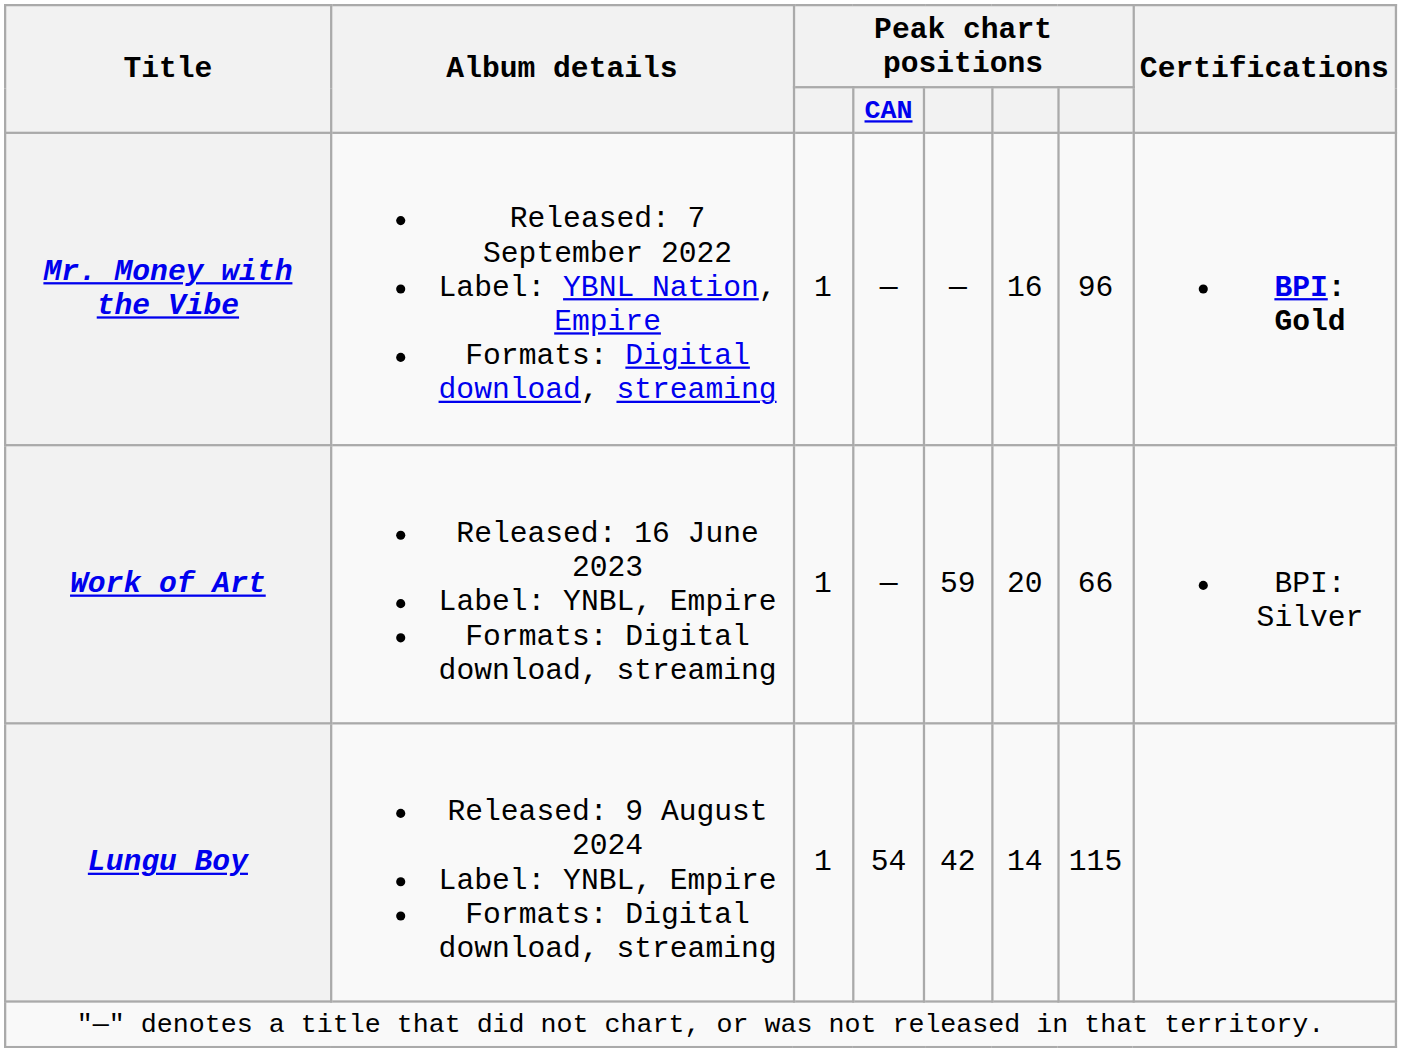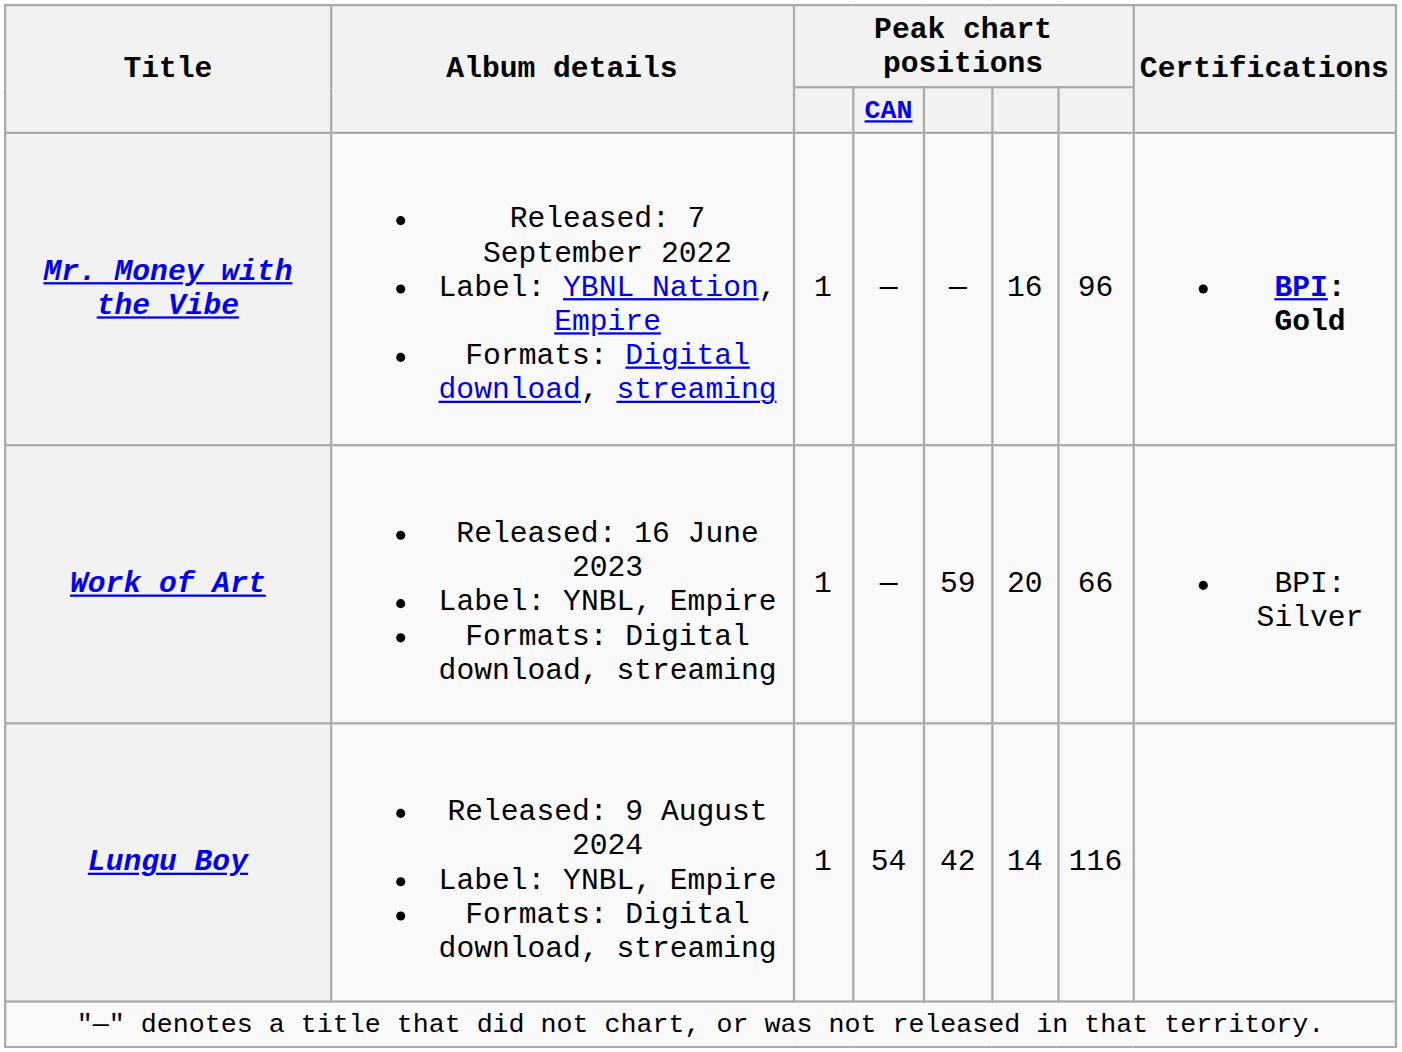(1096, 863) 115 -> (1096, 863) 116
